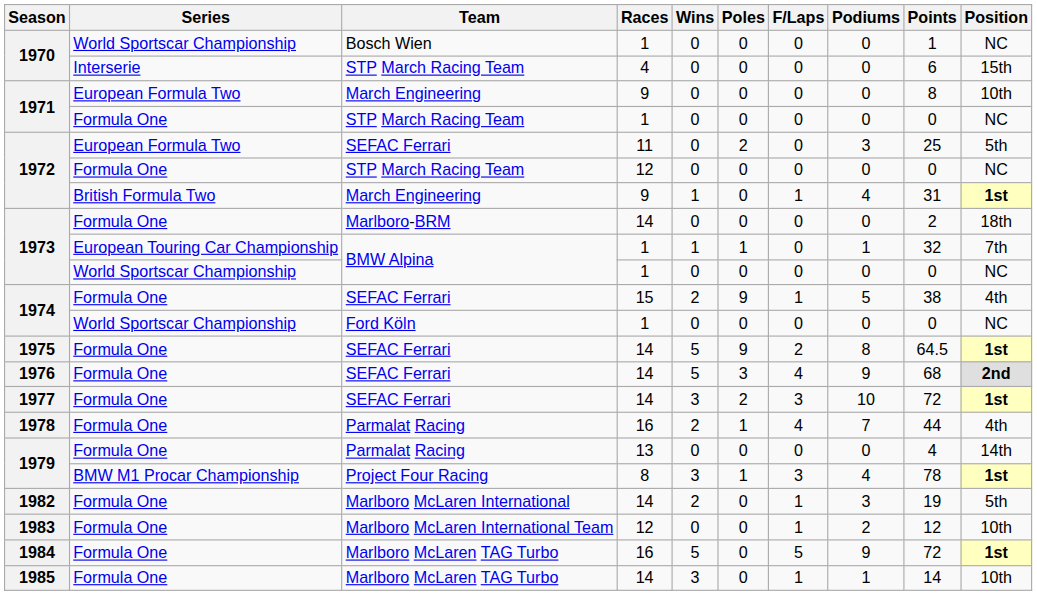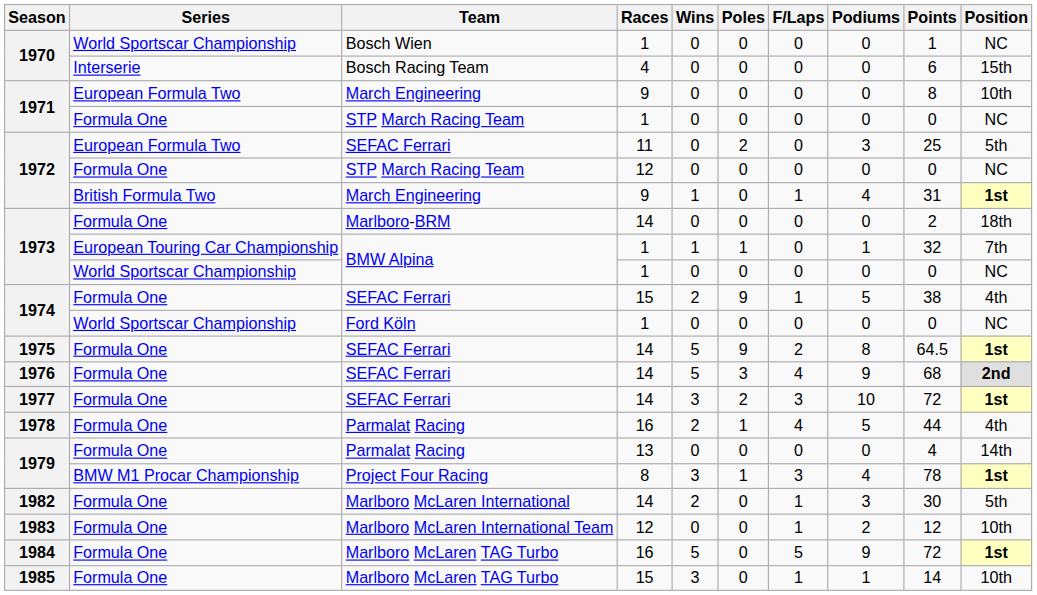(435, 69) STP March Racing Team -> (417, 69) Bosch Racing Team
(866, 425) 7 -> (866, 425) 5
(932, 502) 19 -> (932, 502) 30
(645, 578) 14 -> (645, 578) 15
